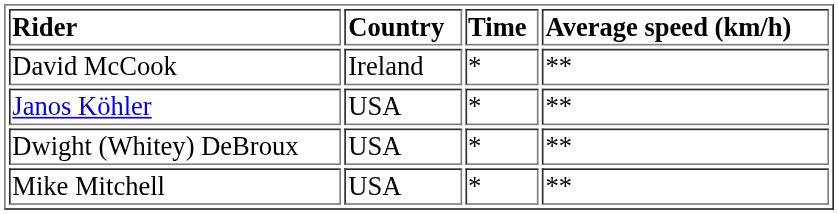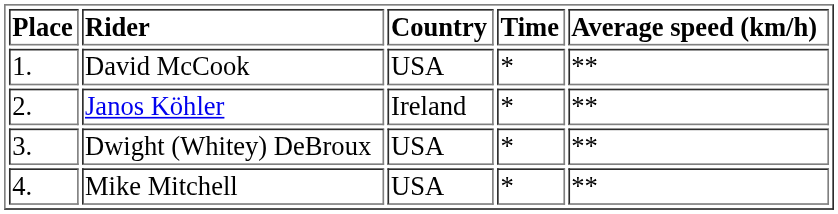+ column: (43, 26)
(386, 66) Ireland -> (418, 66) USA
(375, 106) USA -> (429, 106) Ireland
